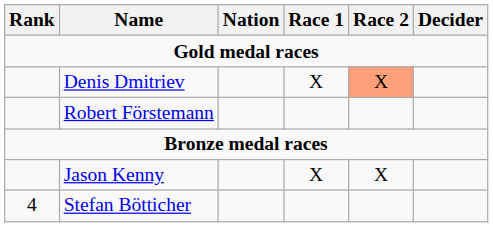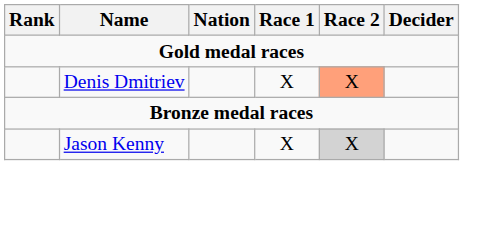- row: (139, 112)
(381, 174) no background -> (352, 143) lightgrey background
- row: (127, 205)
